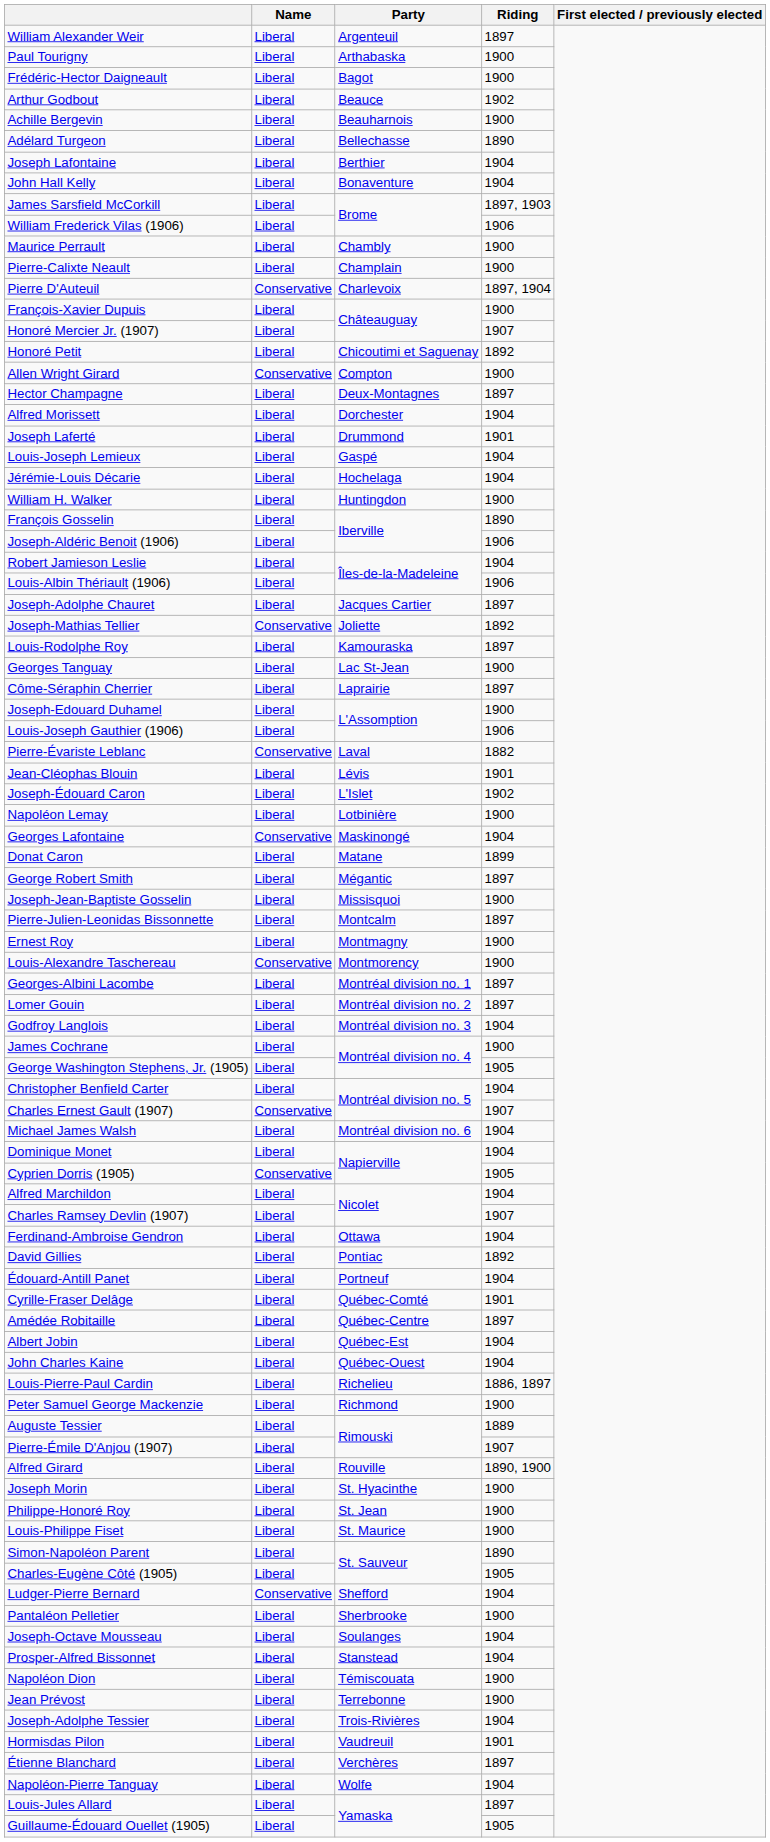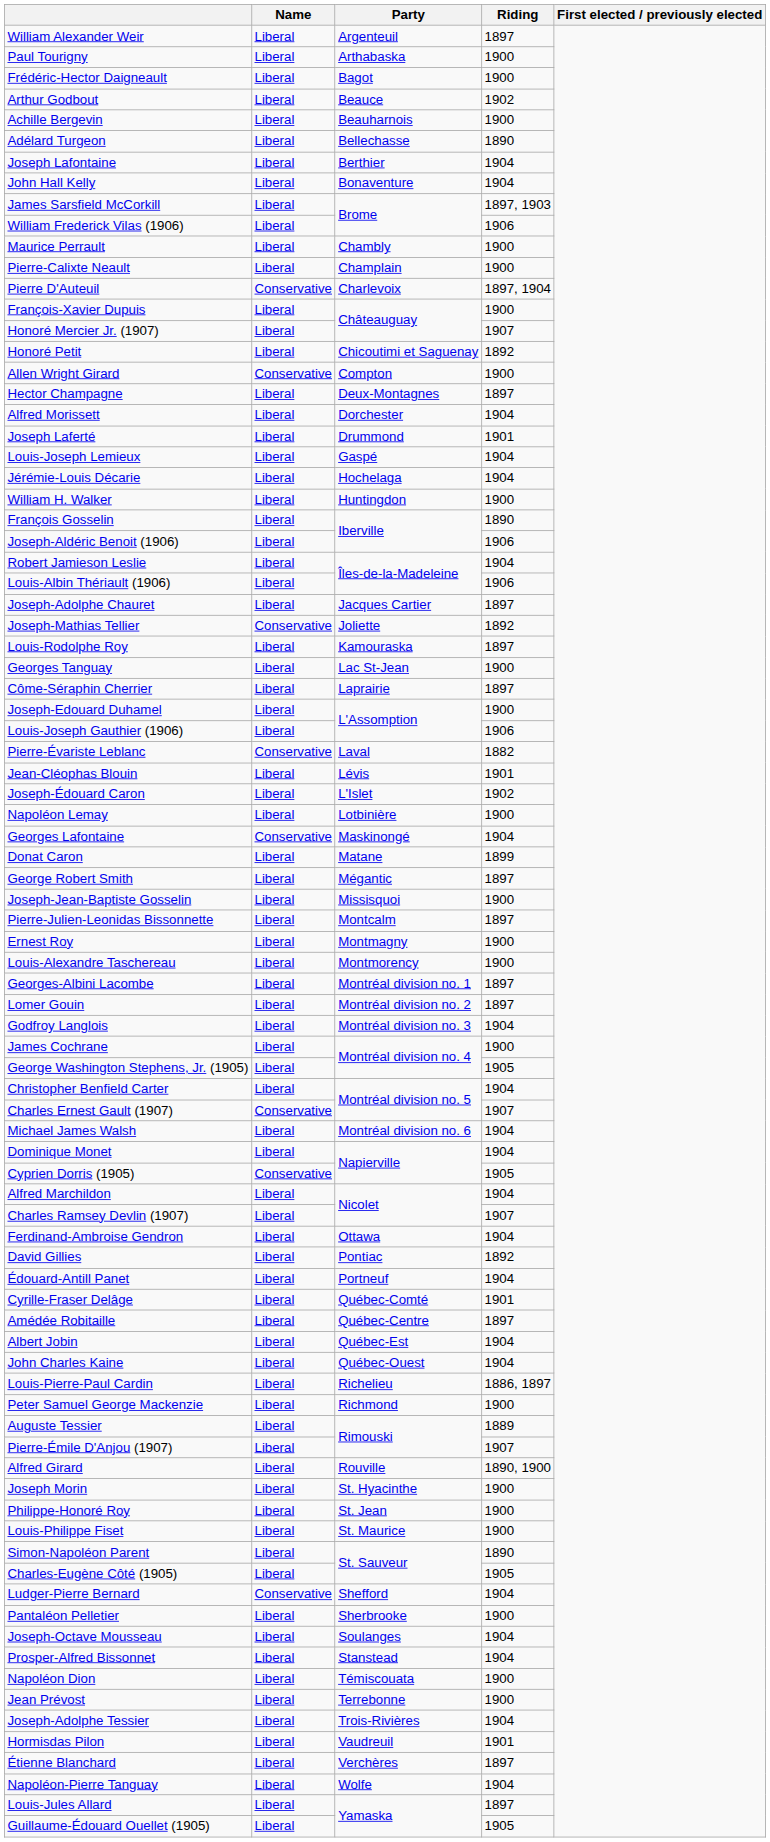(293, 962) Conservative -> (274, 962) Liberal
